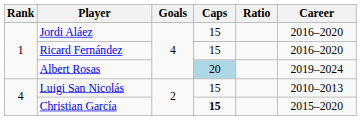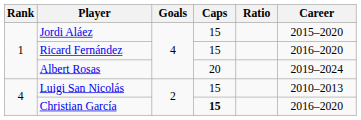(317, 32) 2016–2020 -> (317, 32) 2015–2020
(215, 69) lightblue background -> (215, 69) no background
(317, 106) 2015–2020 -> (317, 106) 2016–2020
